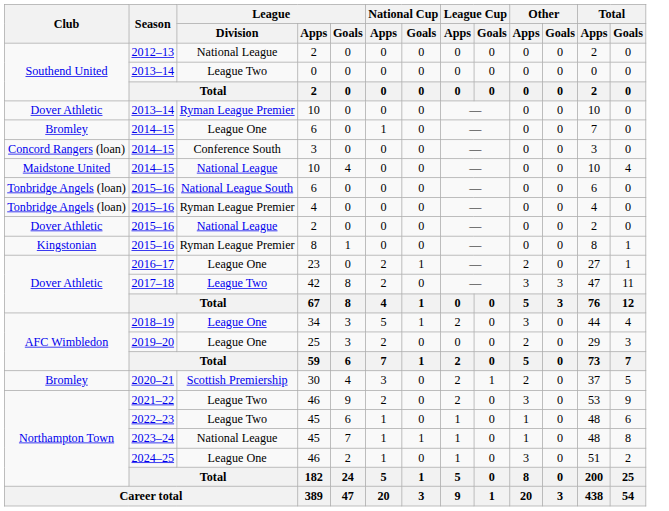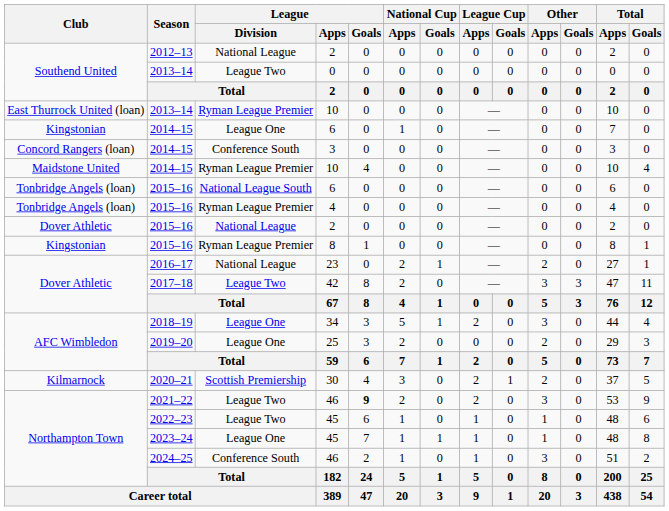(67, 110) Dover Athletic -> (76, 110) East Thurrock United (loan)
(67, 129) Bromley -> (76, 129) Kingstonian
(237, 168) National League -> (256, 168) Ryman League Premier
(237, 264) League One -> (256, 264) National League
(67, 380) Bromley -> (76, 380) Kilmarnock
(348, 399) normal -> (366, 399) bold
(237, 438) National League -> (256, 438) League One
(237, 457) League One -> (256, 457) Conference South
